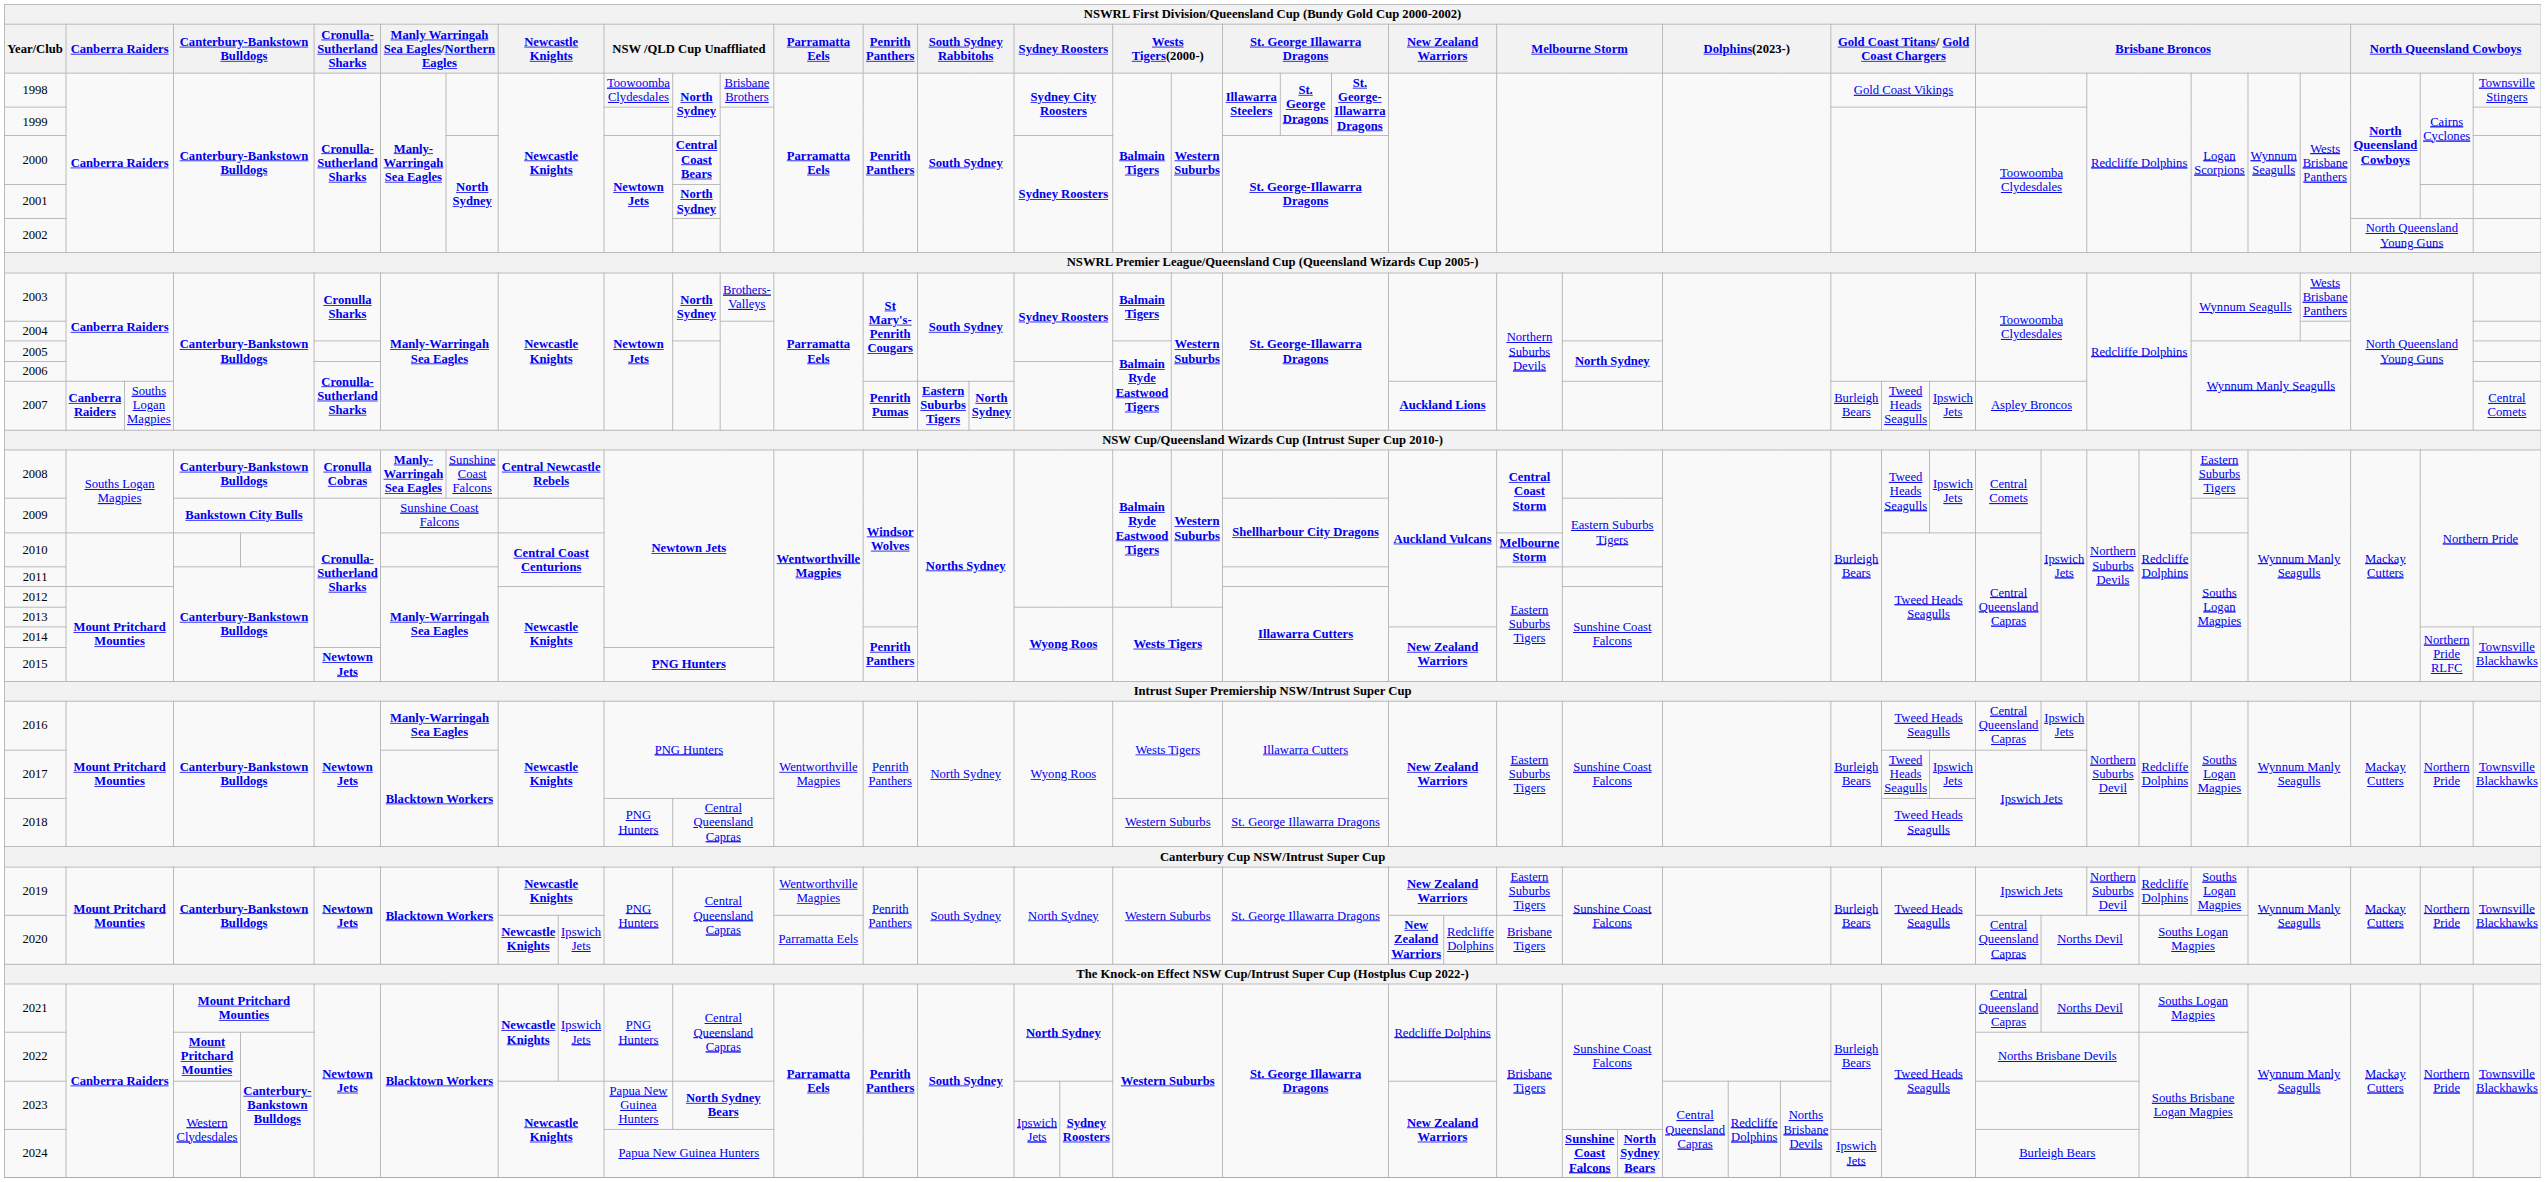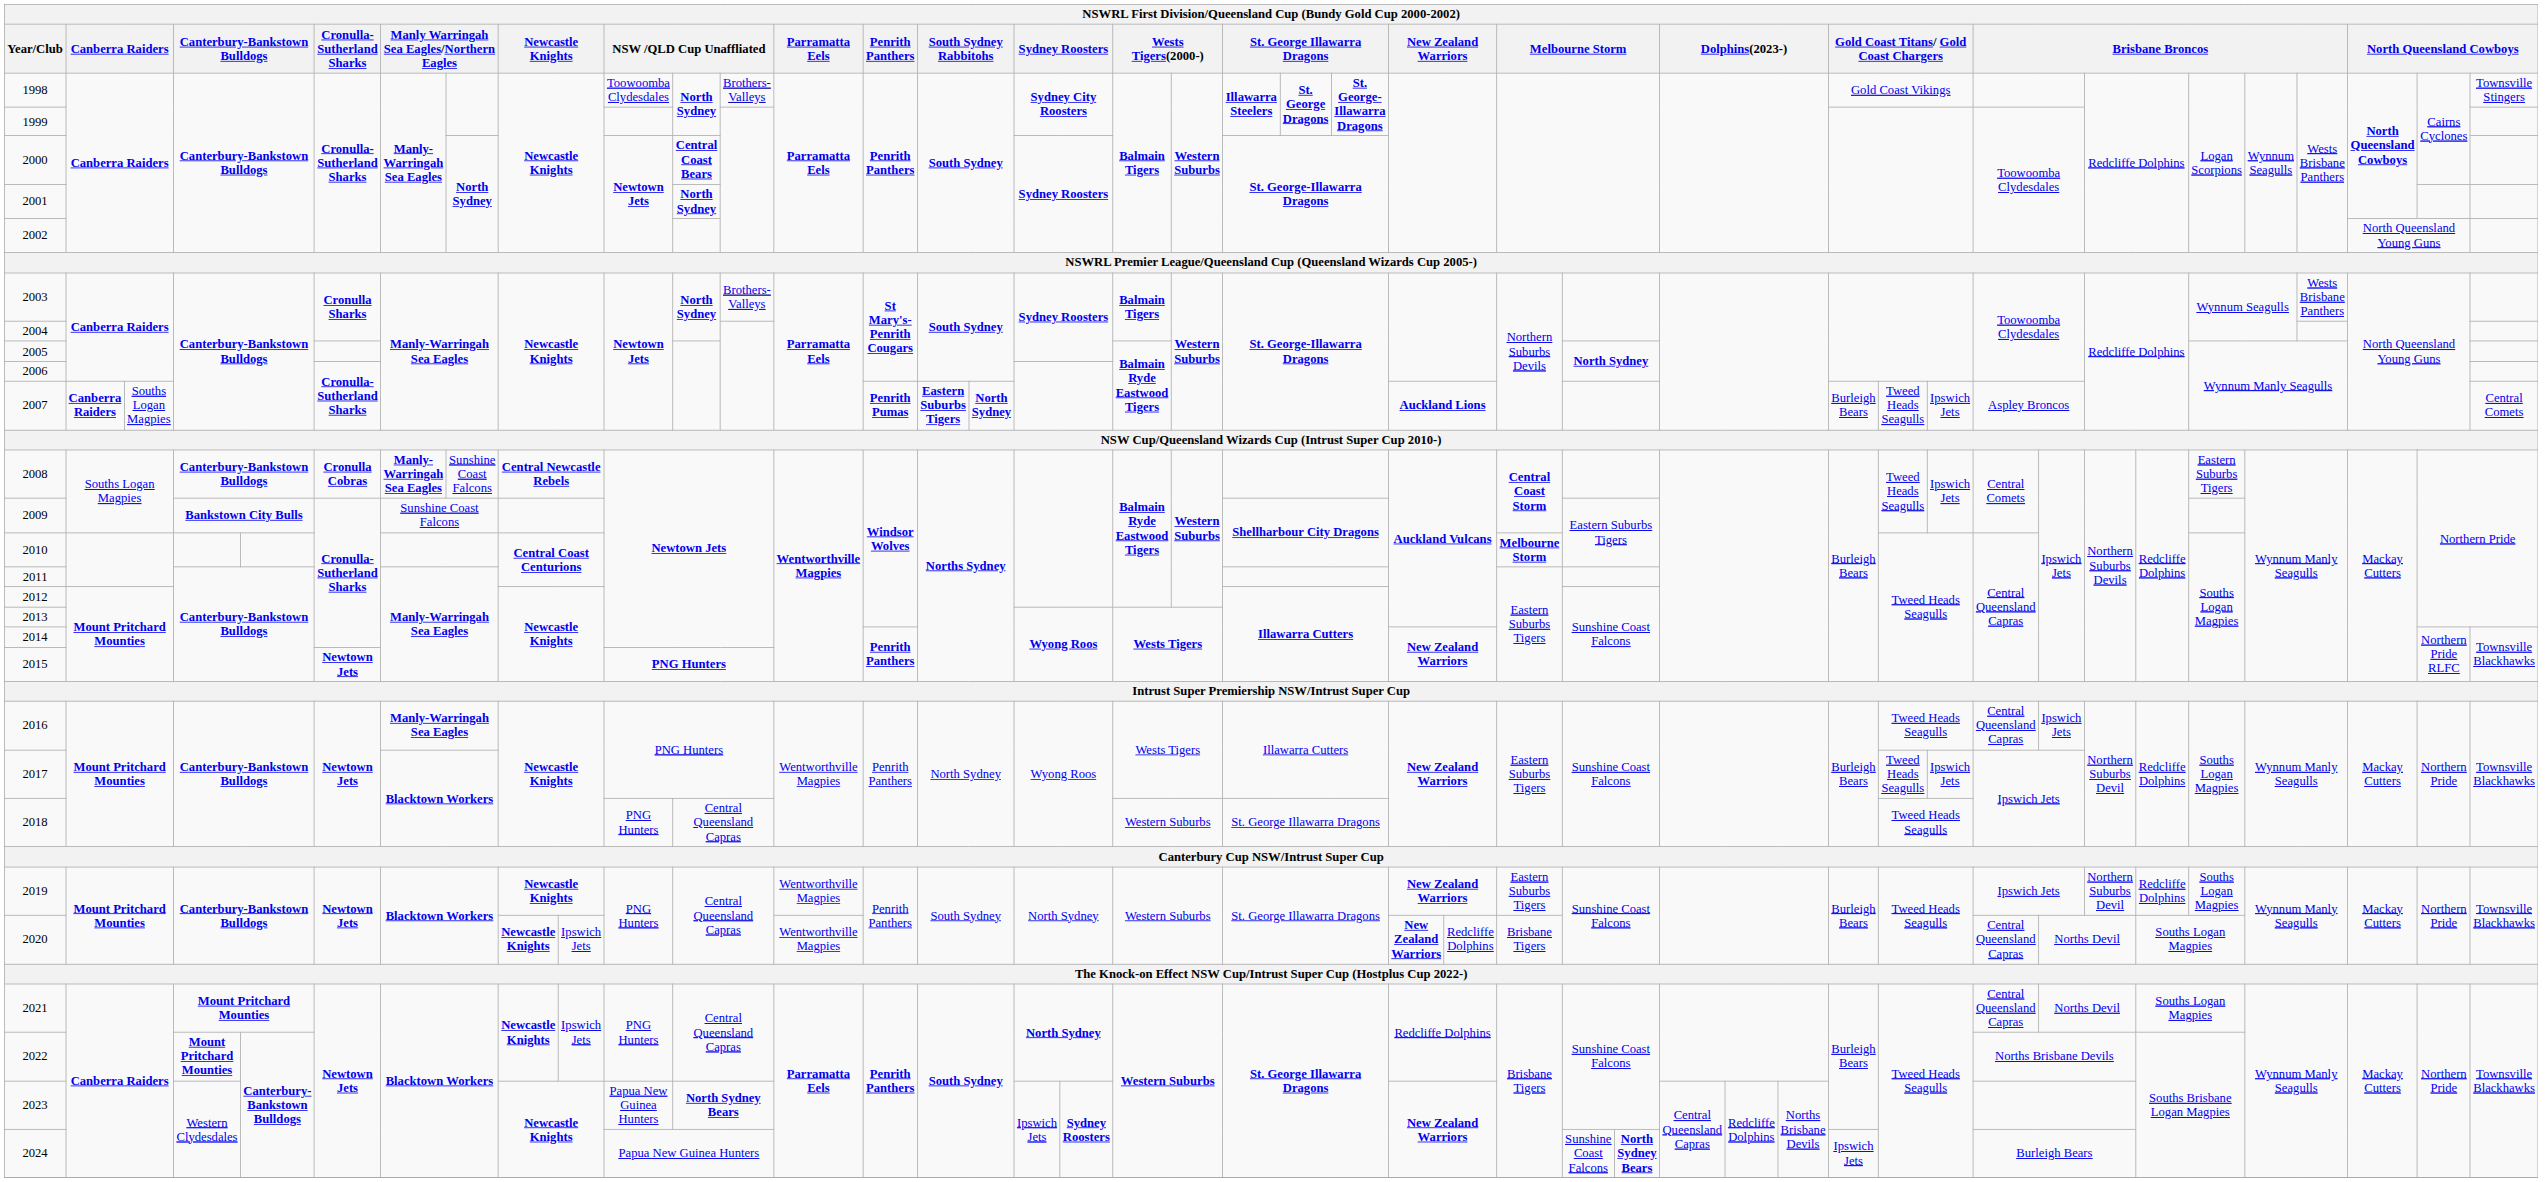(747, 90) Brisbane Brothers -> (747, 90) Brothers-Valleys
(818, 939) Parramatta Eels -> (818, 939) Wentworthville Magpies
(1590, 1153) bold -> (1588, 1153) normal
